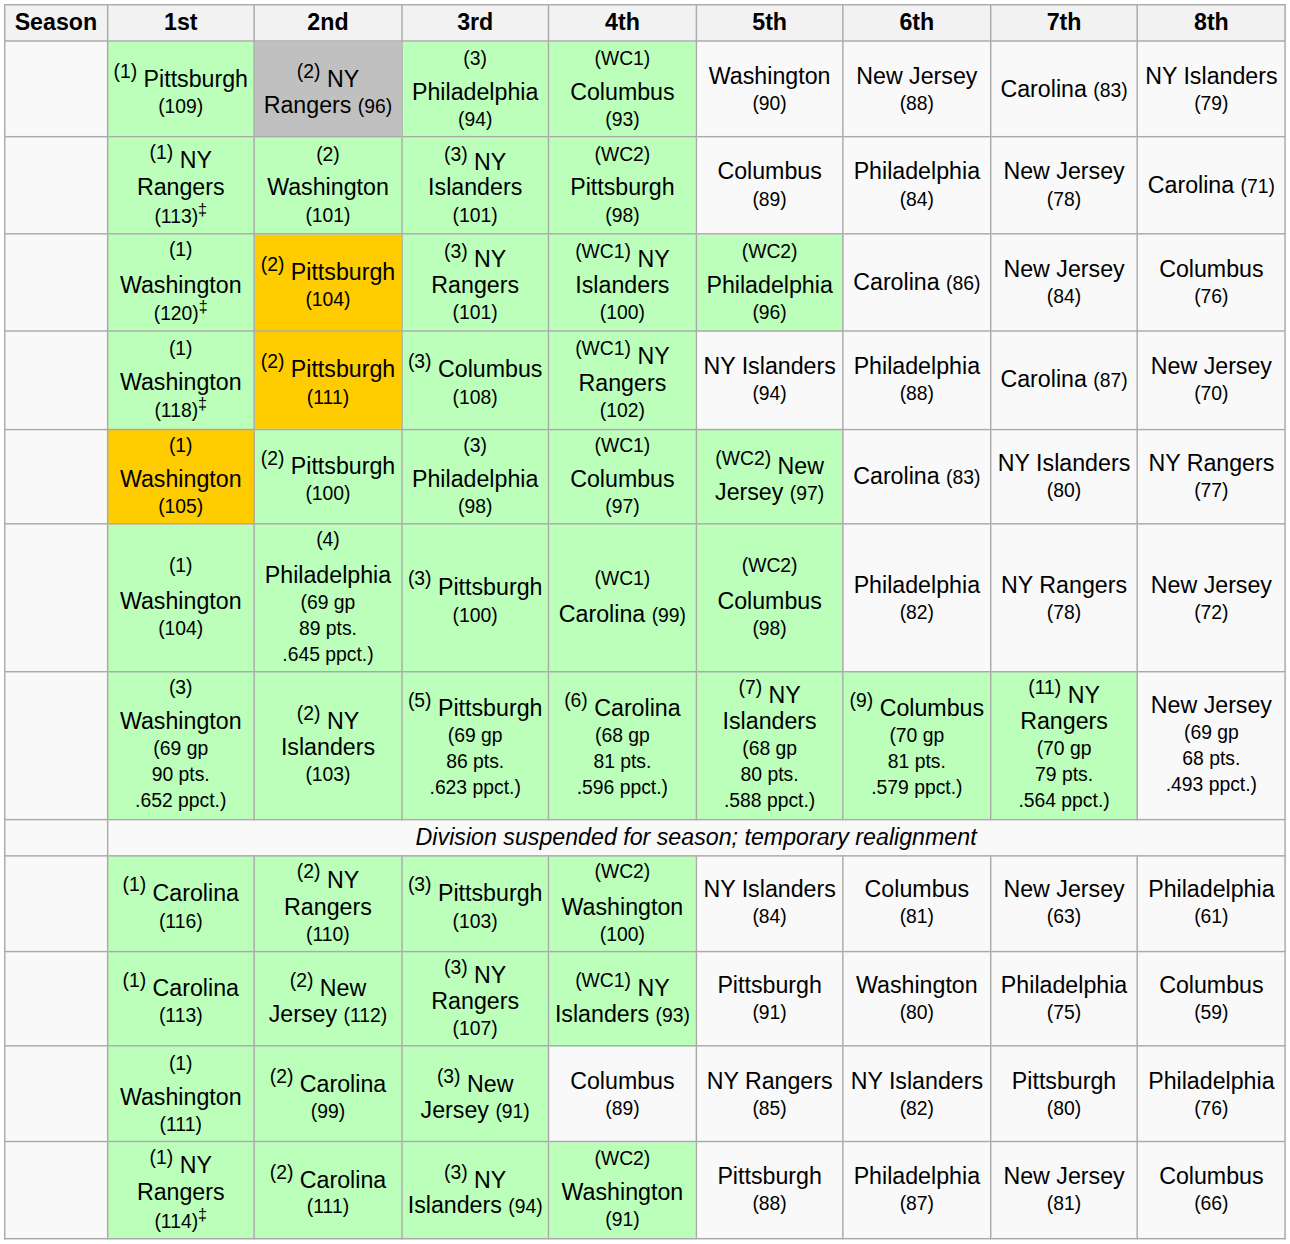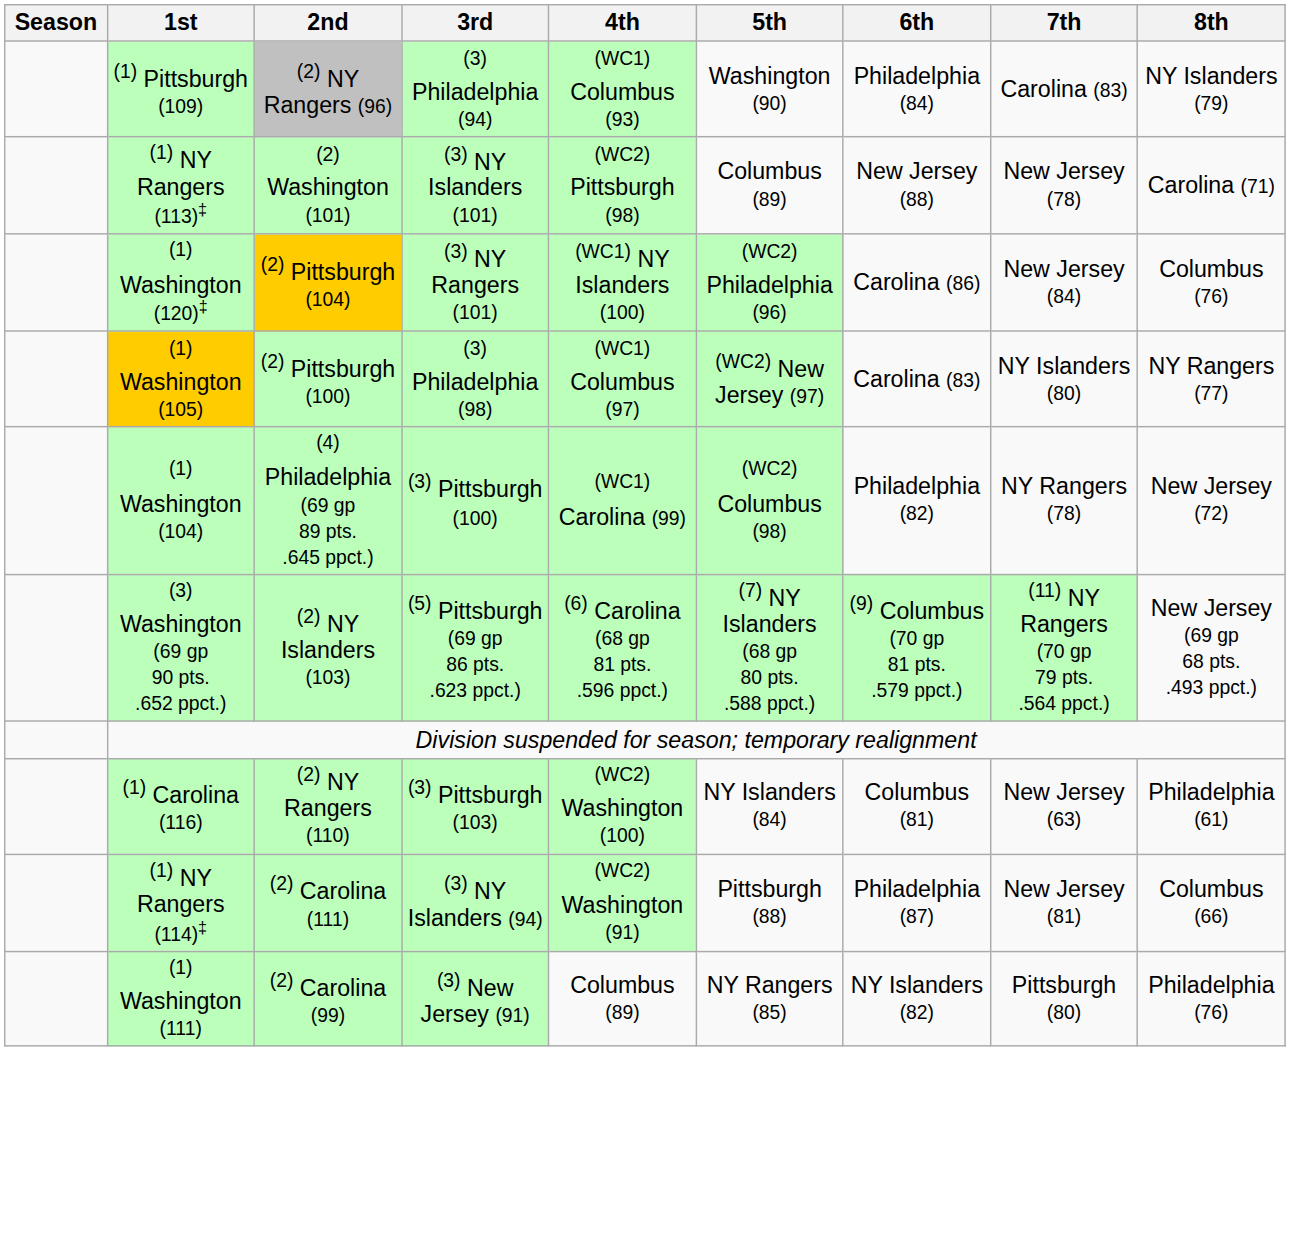(917, 88) New Jersey (88) -> (917, 88) Philadelphia (84)
(917, 185) Philadelphia (84) -> (917, 185) New Jersey (88)
- row: (181, 379)
- row: (181, 998)
rows swapped: (181, 1190) <-> (181, 1093)
